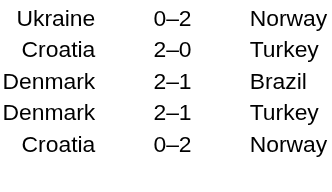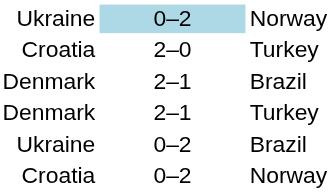(172, 18) no background -> (172, 18) lightblue background
+ row: (56, 144)
